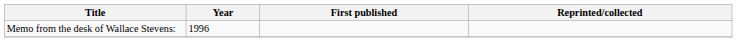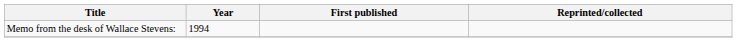(199, 28) 1996 -> (199, 28) 1994
